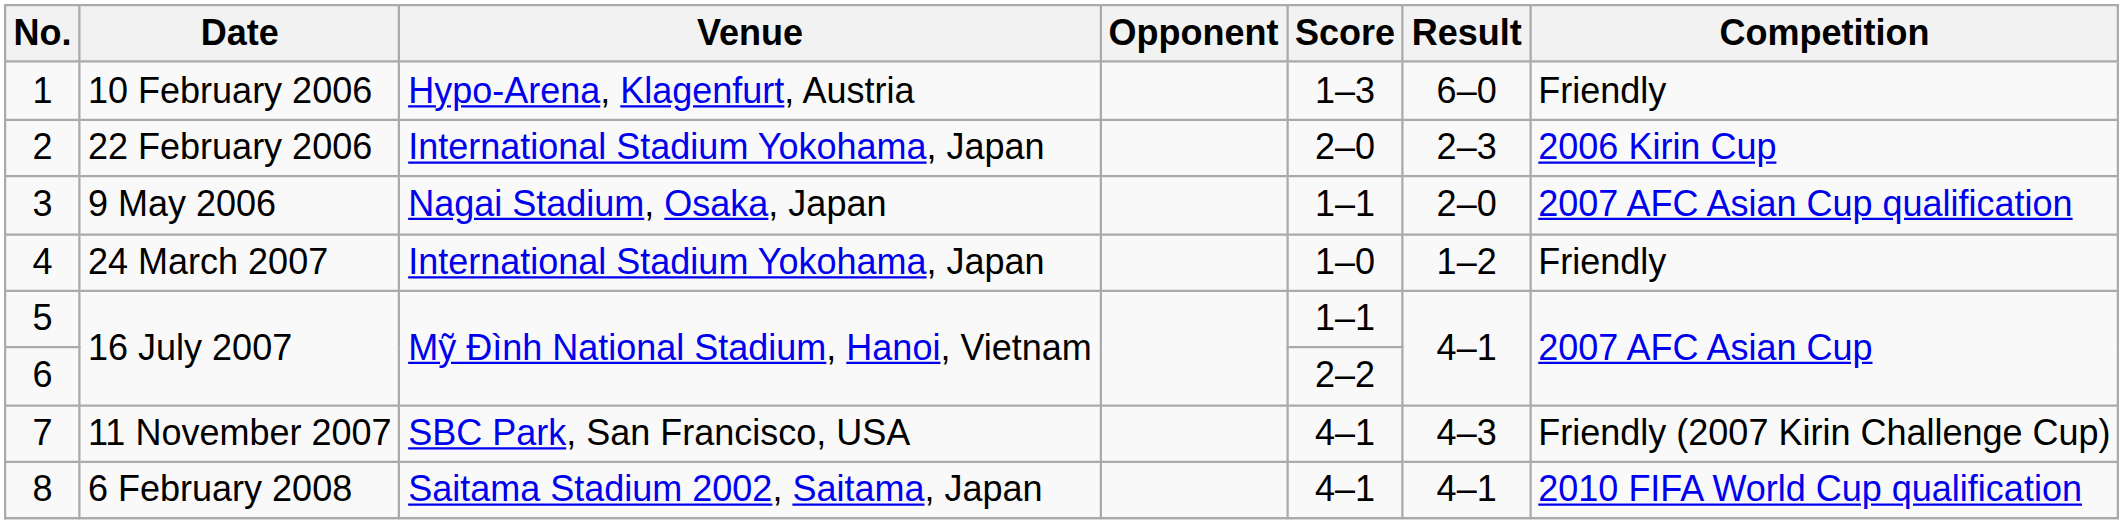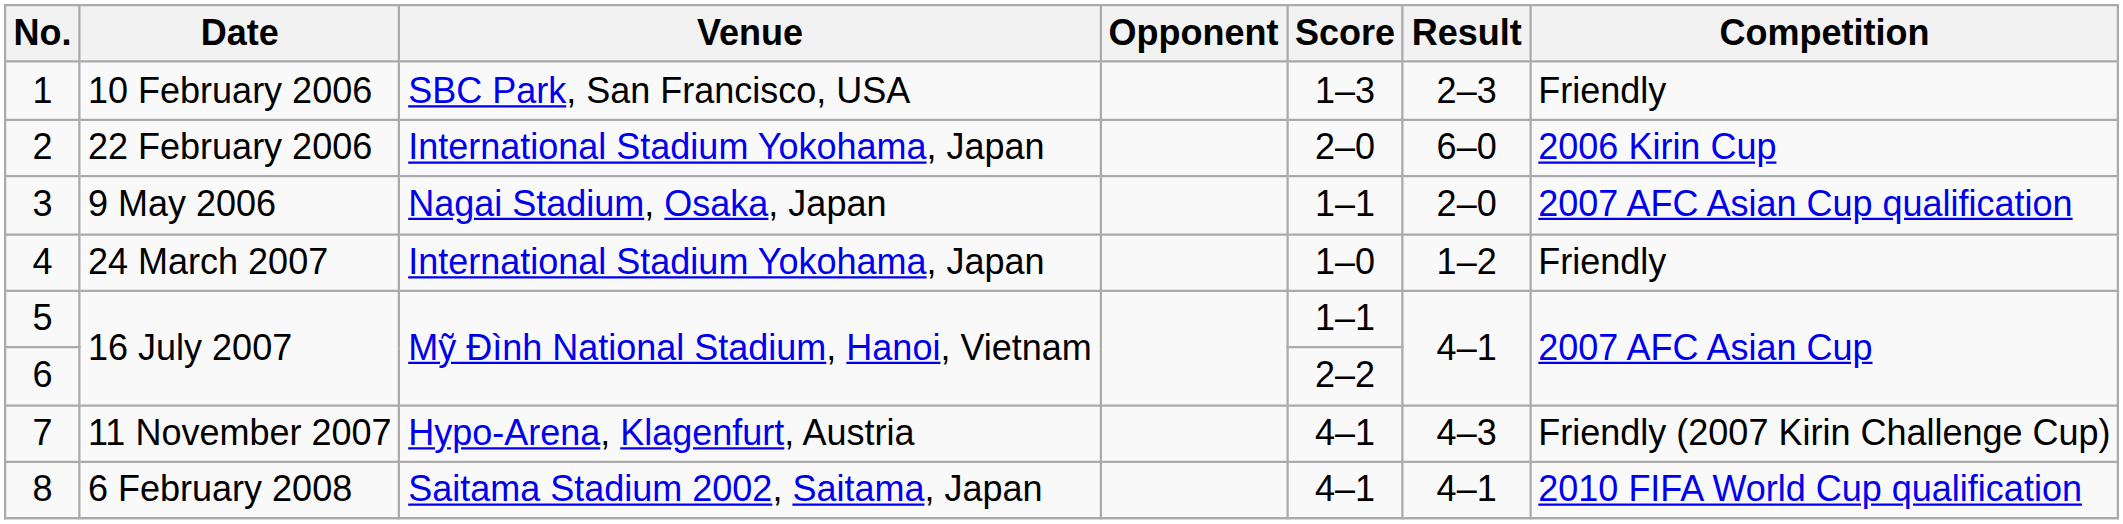(661, 90) Hypo-Arena, Klagenfurt, Austria -> (659, 90) SBC Park, San Francisco, USA
(1467, 90) 6–0 -> (1467, 90) 2–3
(1467, 147) 2–3 -> (1467, 147) 6–0
(659, 432) SBC Park, San Francisco, USA -> (661, 432) Hypo-Arena, Klagenfurt, Austria
